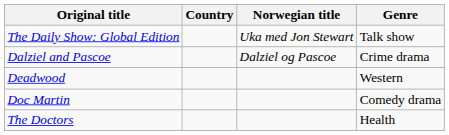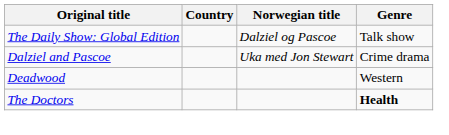(297, 36) Uka med Jon Stewart -> (288, 36) Dalziel og Pascoe
(288, 57) Dalziel og Pascoe -> (297, 57) Uka med Jon Stewart
- row: (39, 99)
(377, 120) normal -> (379, 99) bold
